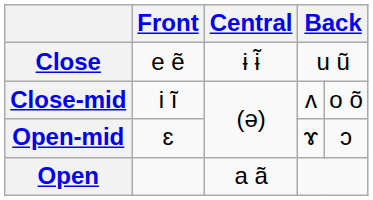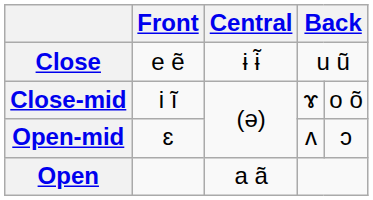(311, 99) ʌ -> (311, 99) ɤ
(311, 137) ɤ -> (311, 137) ʌ
